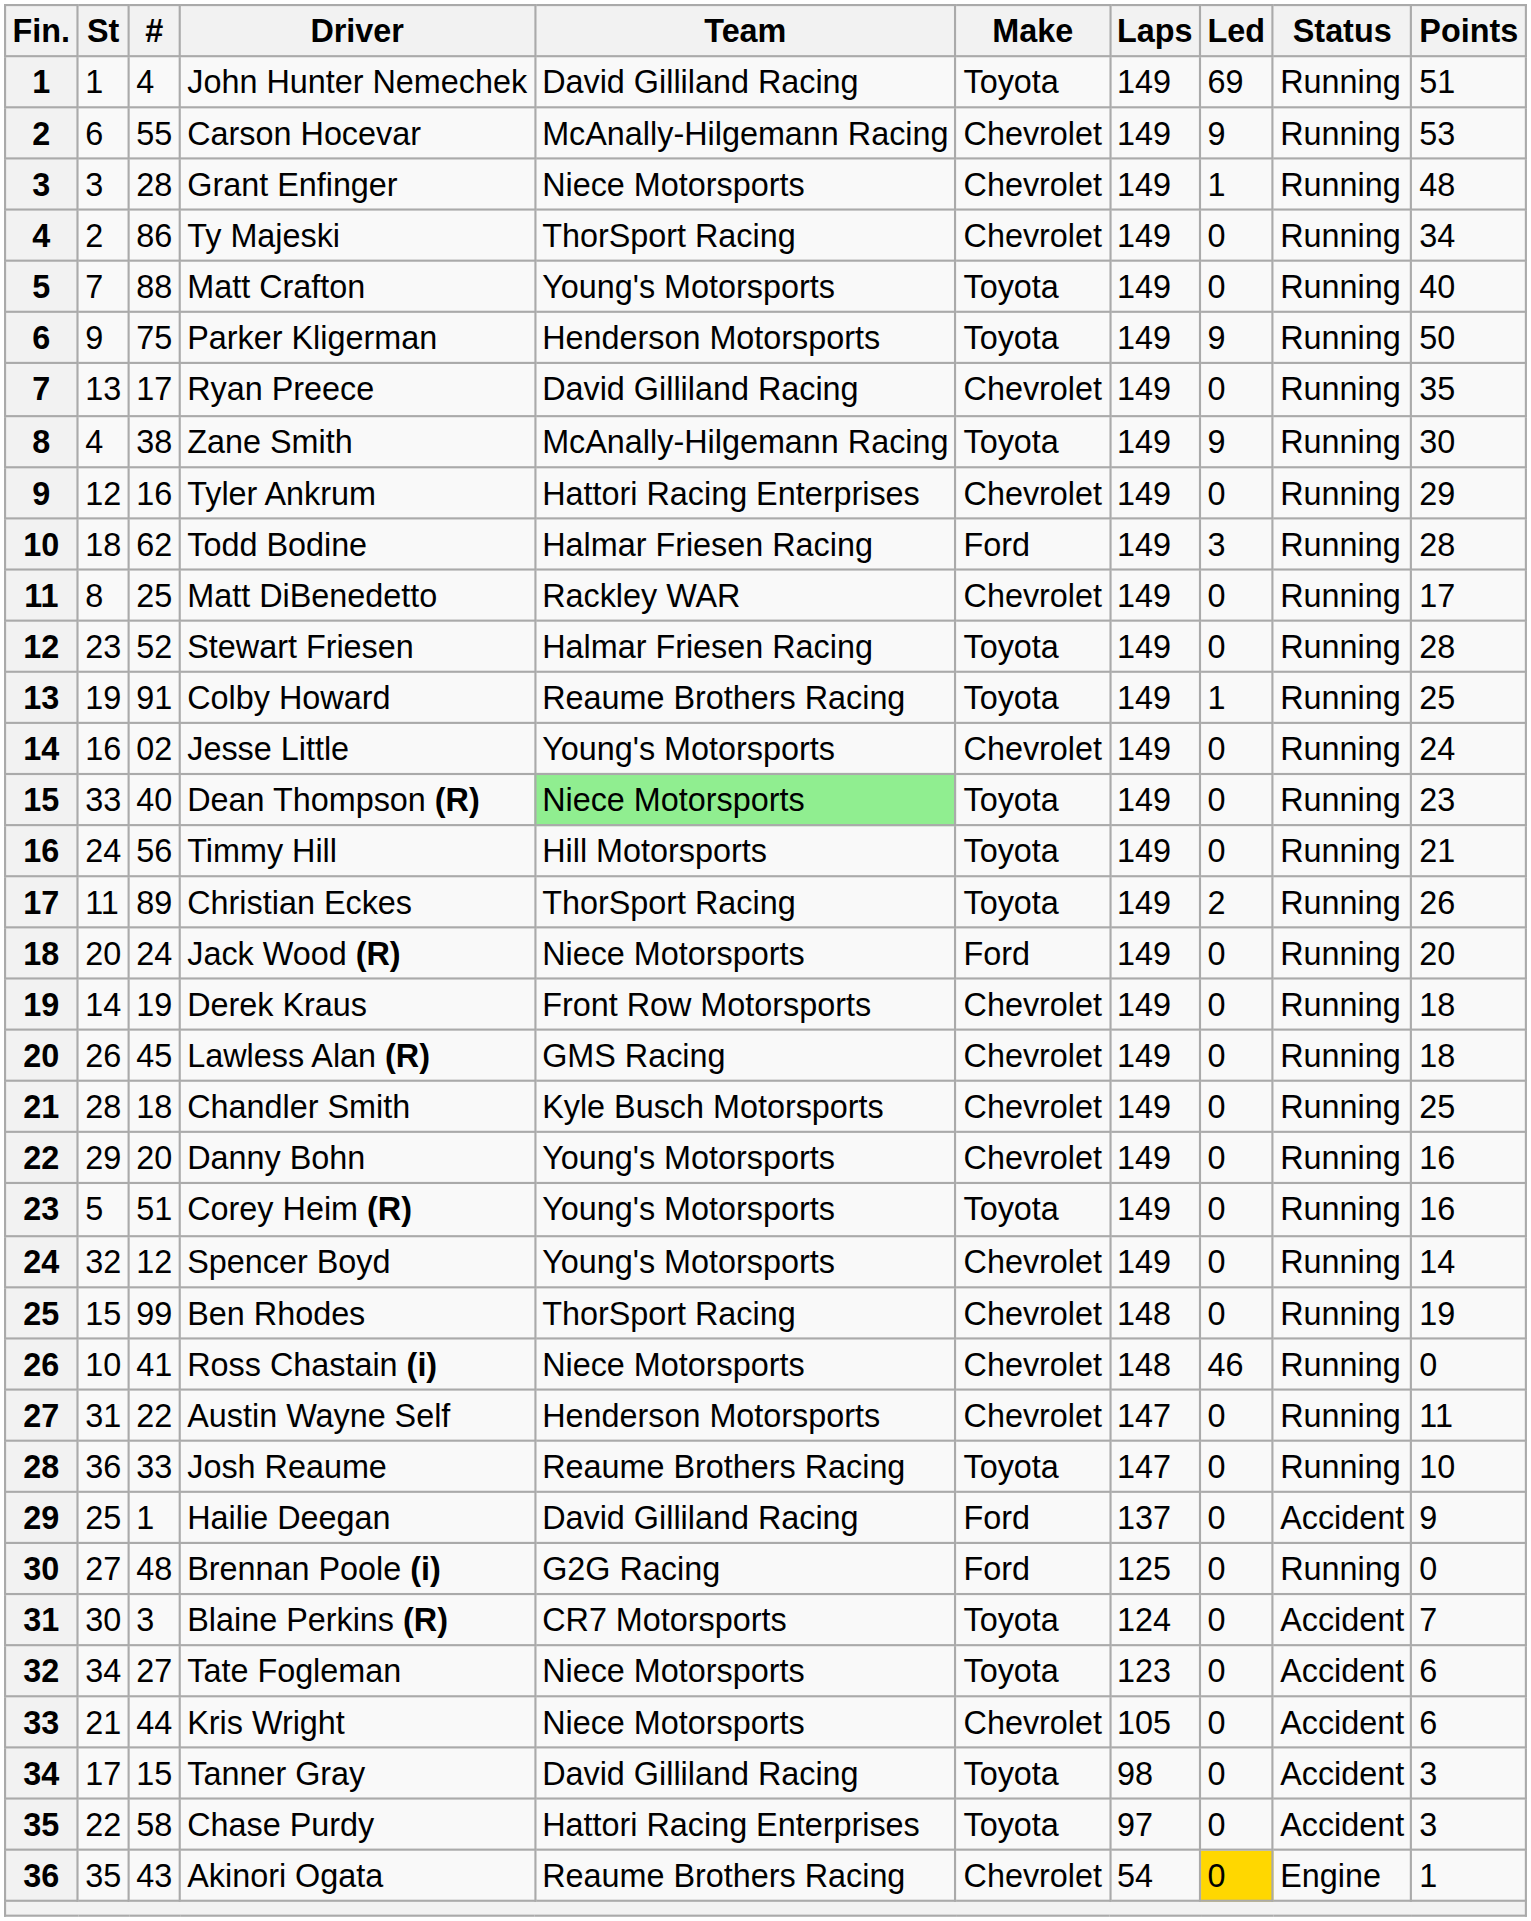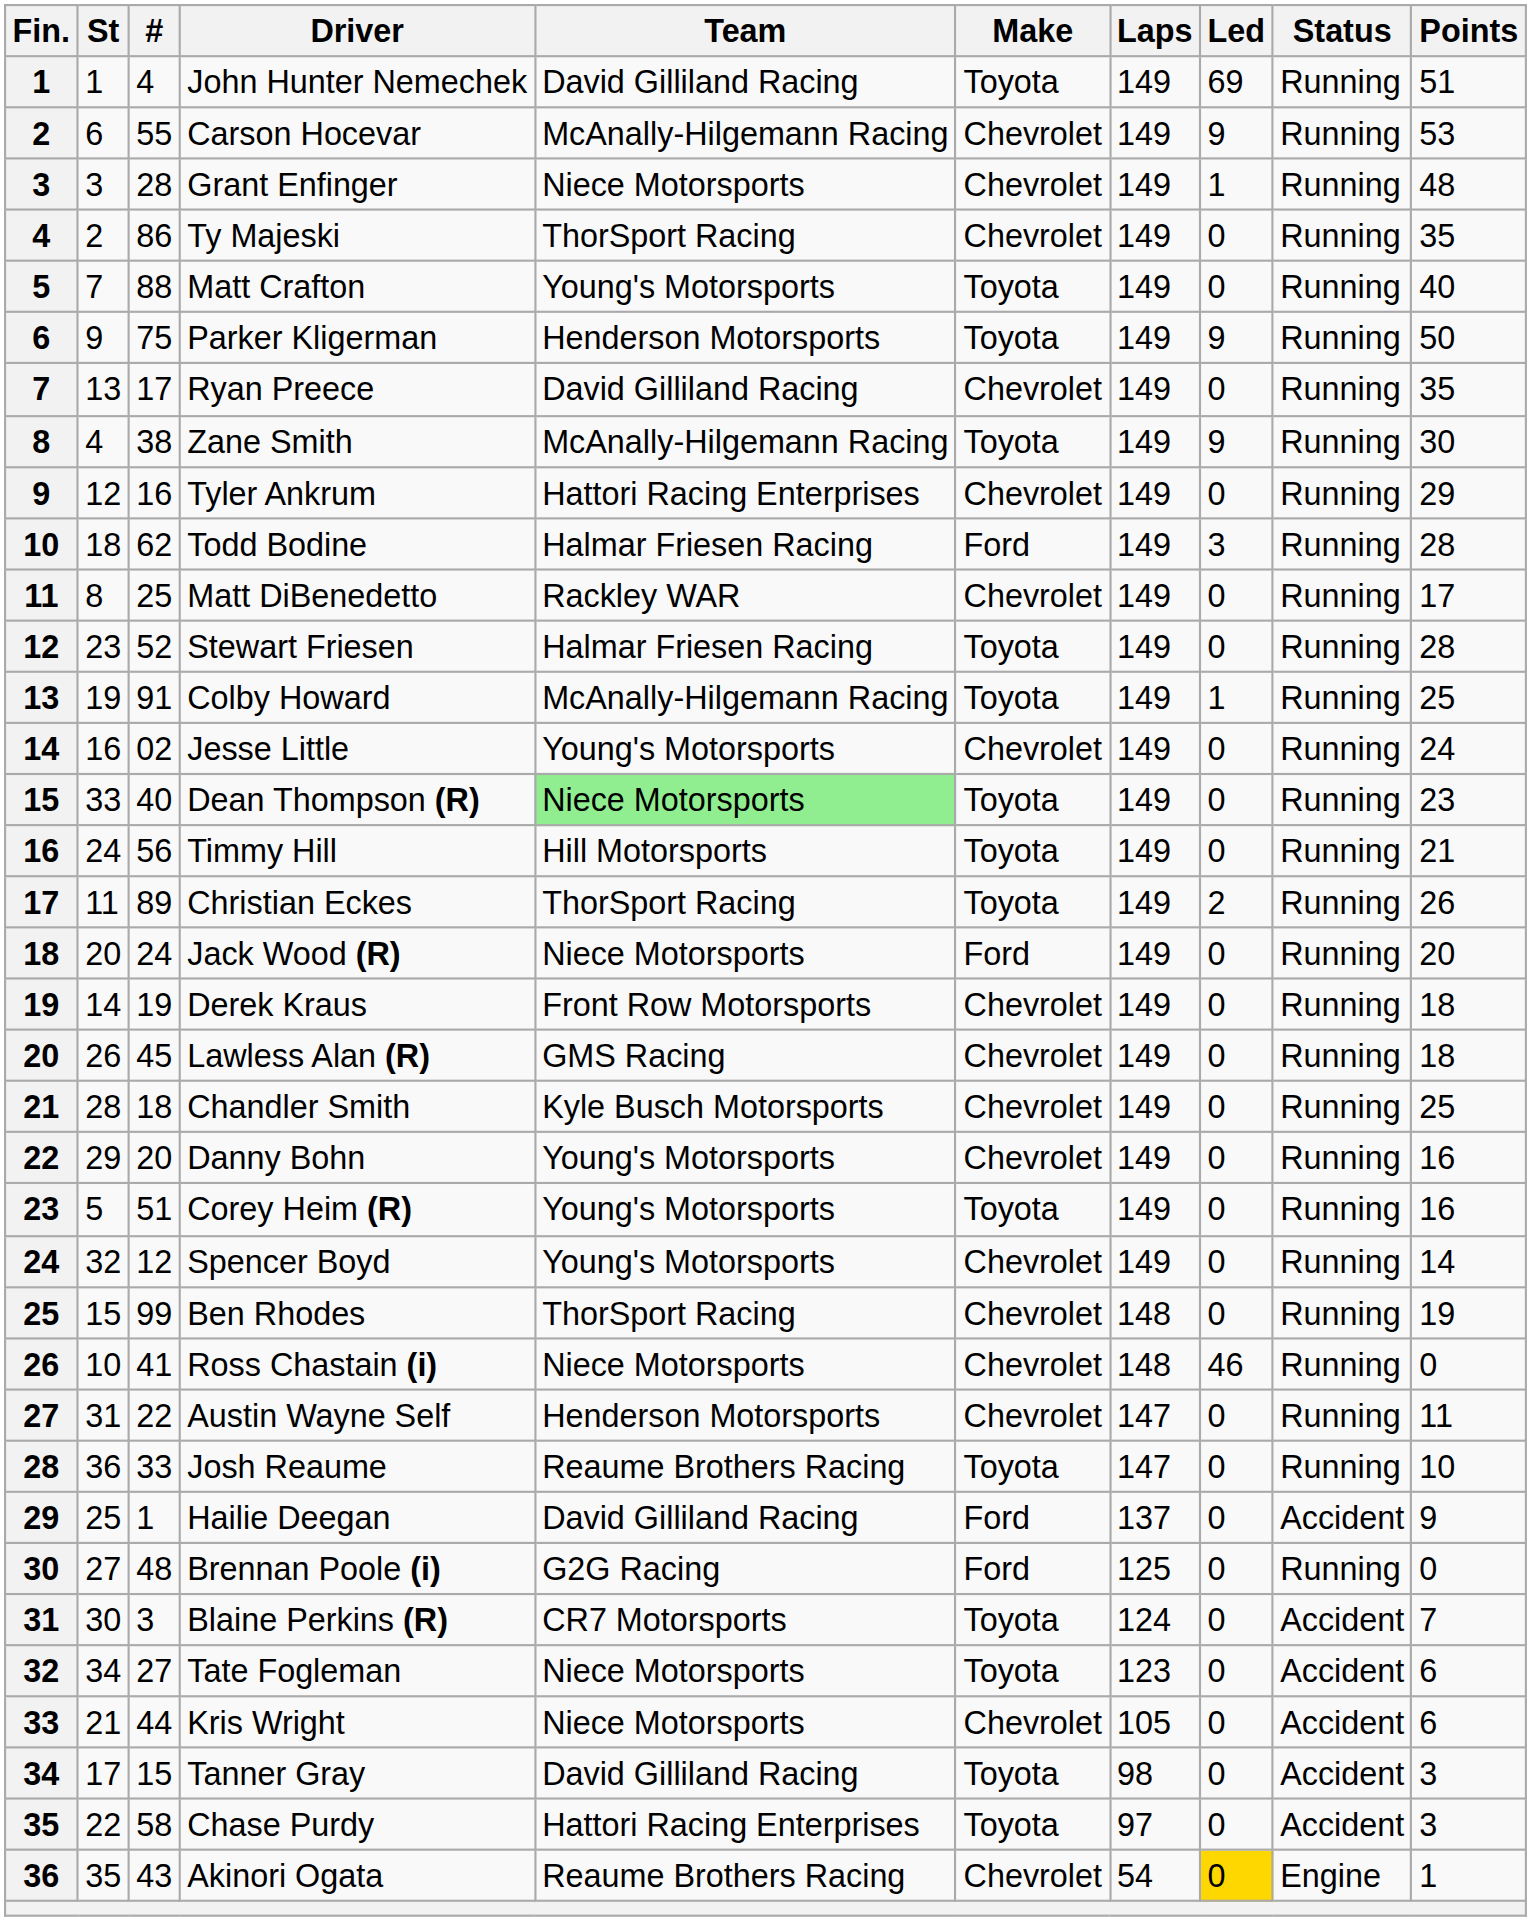(1437, 236) 34 -> (1437, 236) 35
(724, 697) Reaume Brothers Racing -> (745, 697) McAnally-Hilgemann Racing
